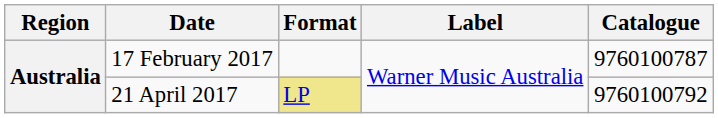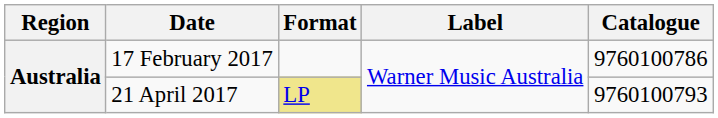(651, 58) 9760100787 -> (651, 58) 9760100786
(651, 94) 9760100792 -> (651, 94) 9760100793
